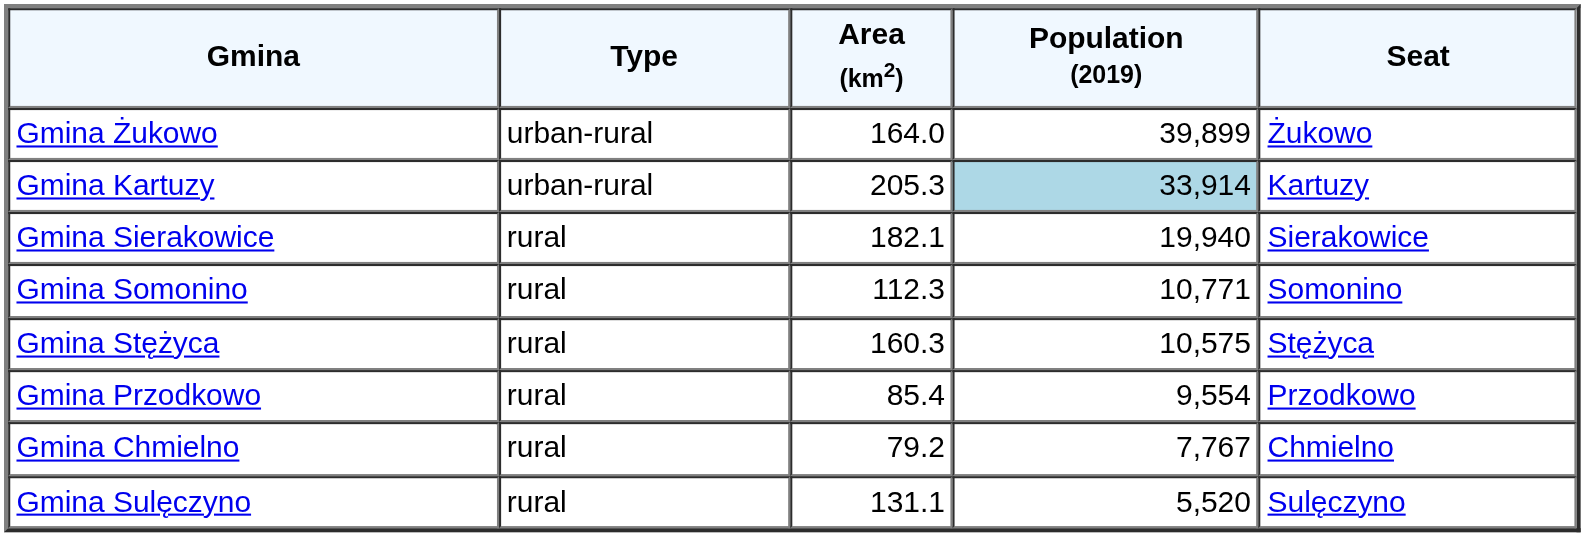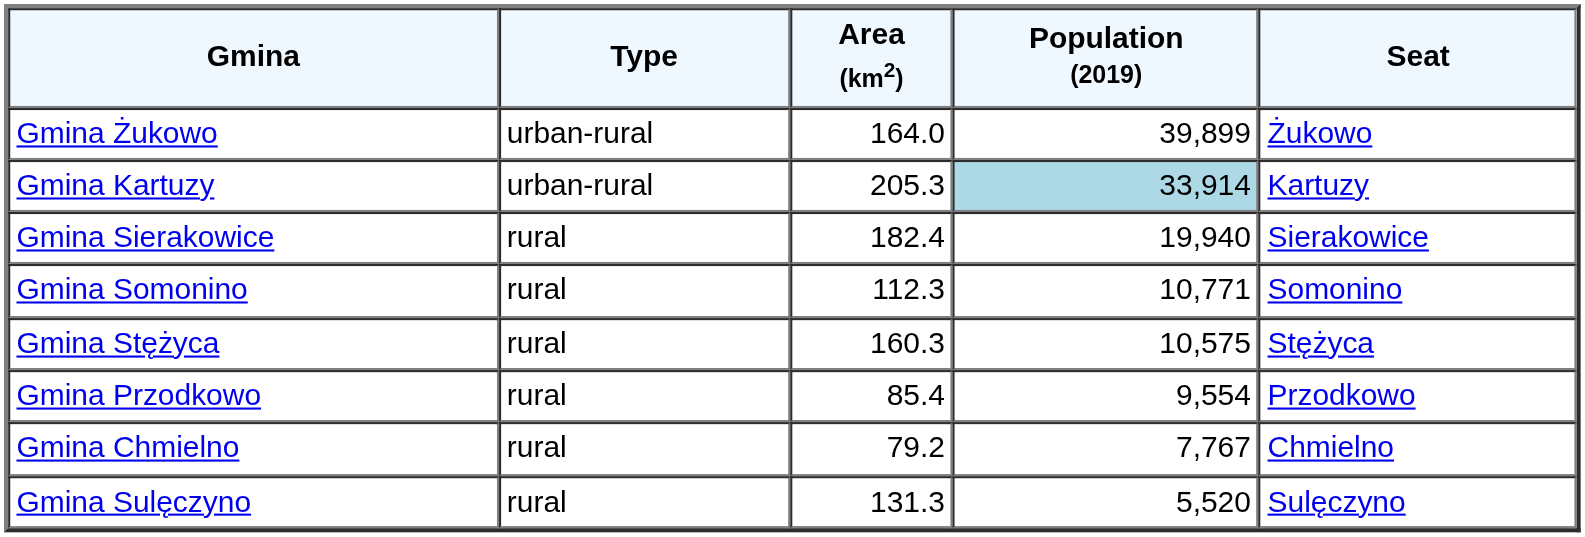(908, 237) 182.1 -> (908, 237) 182.4
(908, 500) 131.1 -> (908, 500) 131.3
